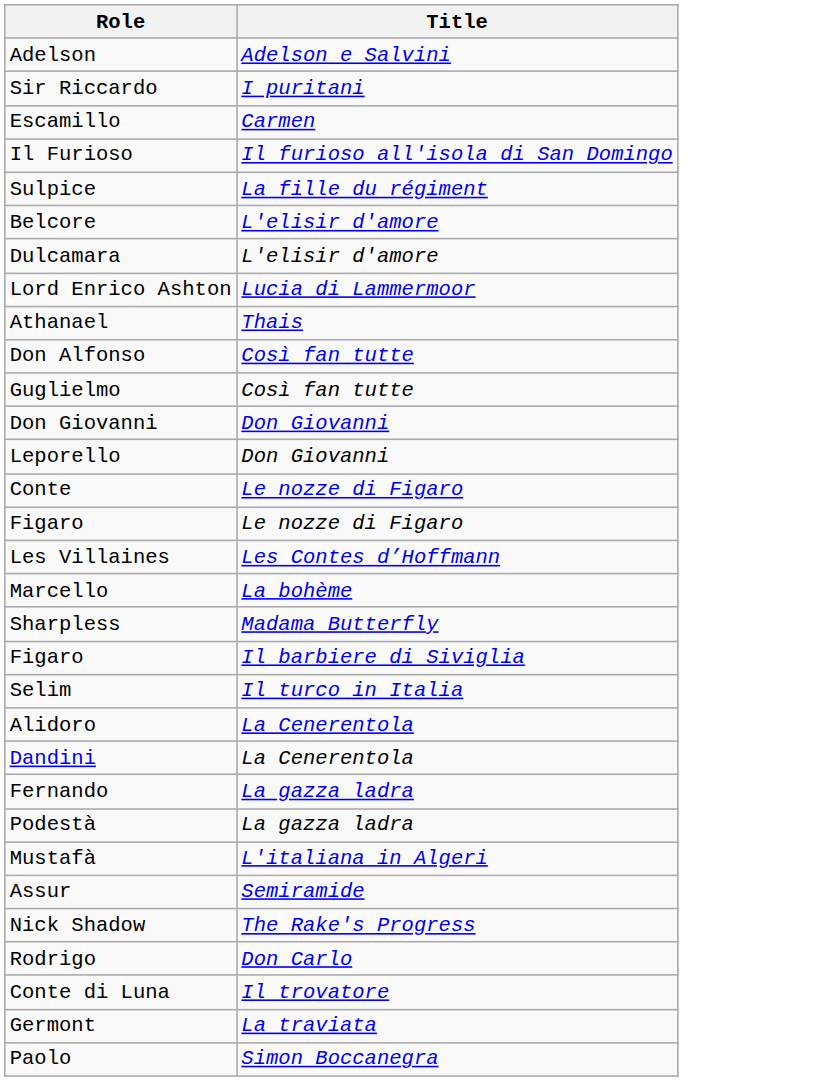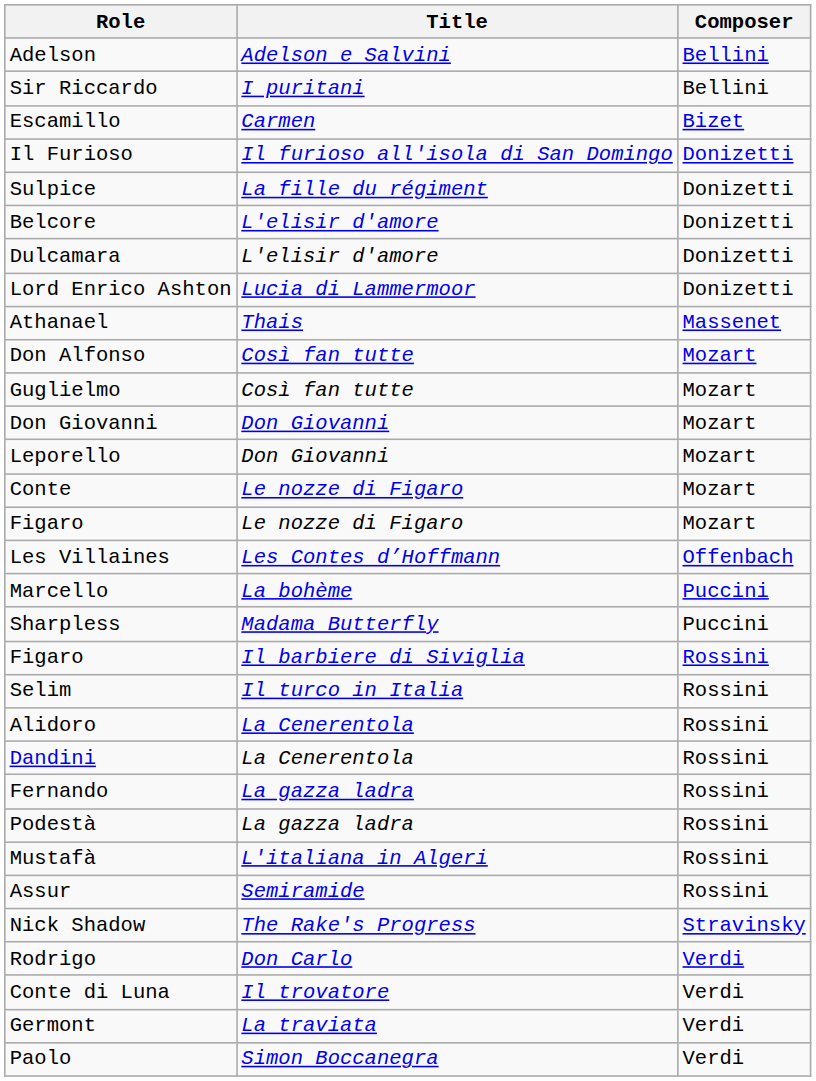+ column: (744, 22)
